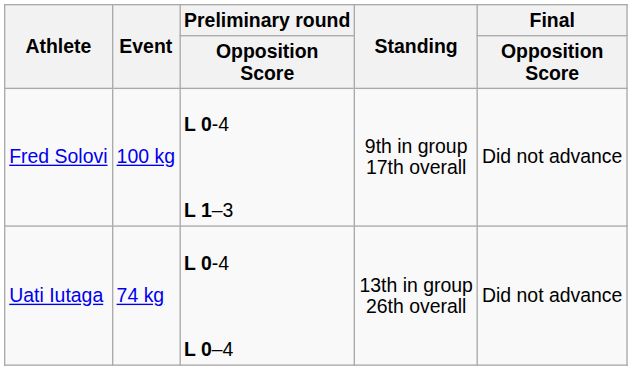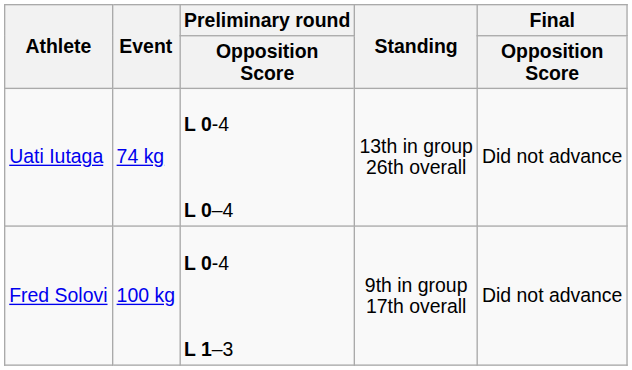rows swapped: (56, 296) <-> (58, 157)
